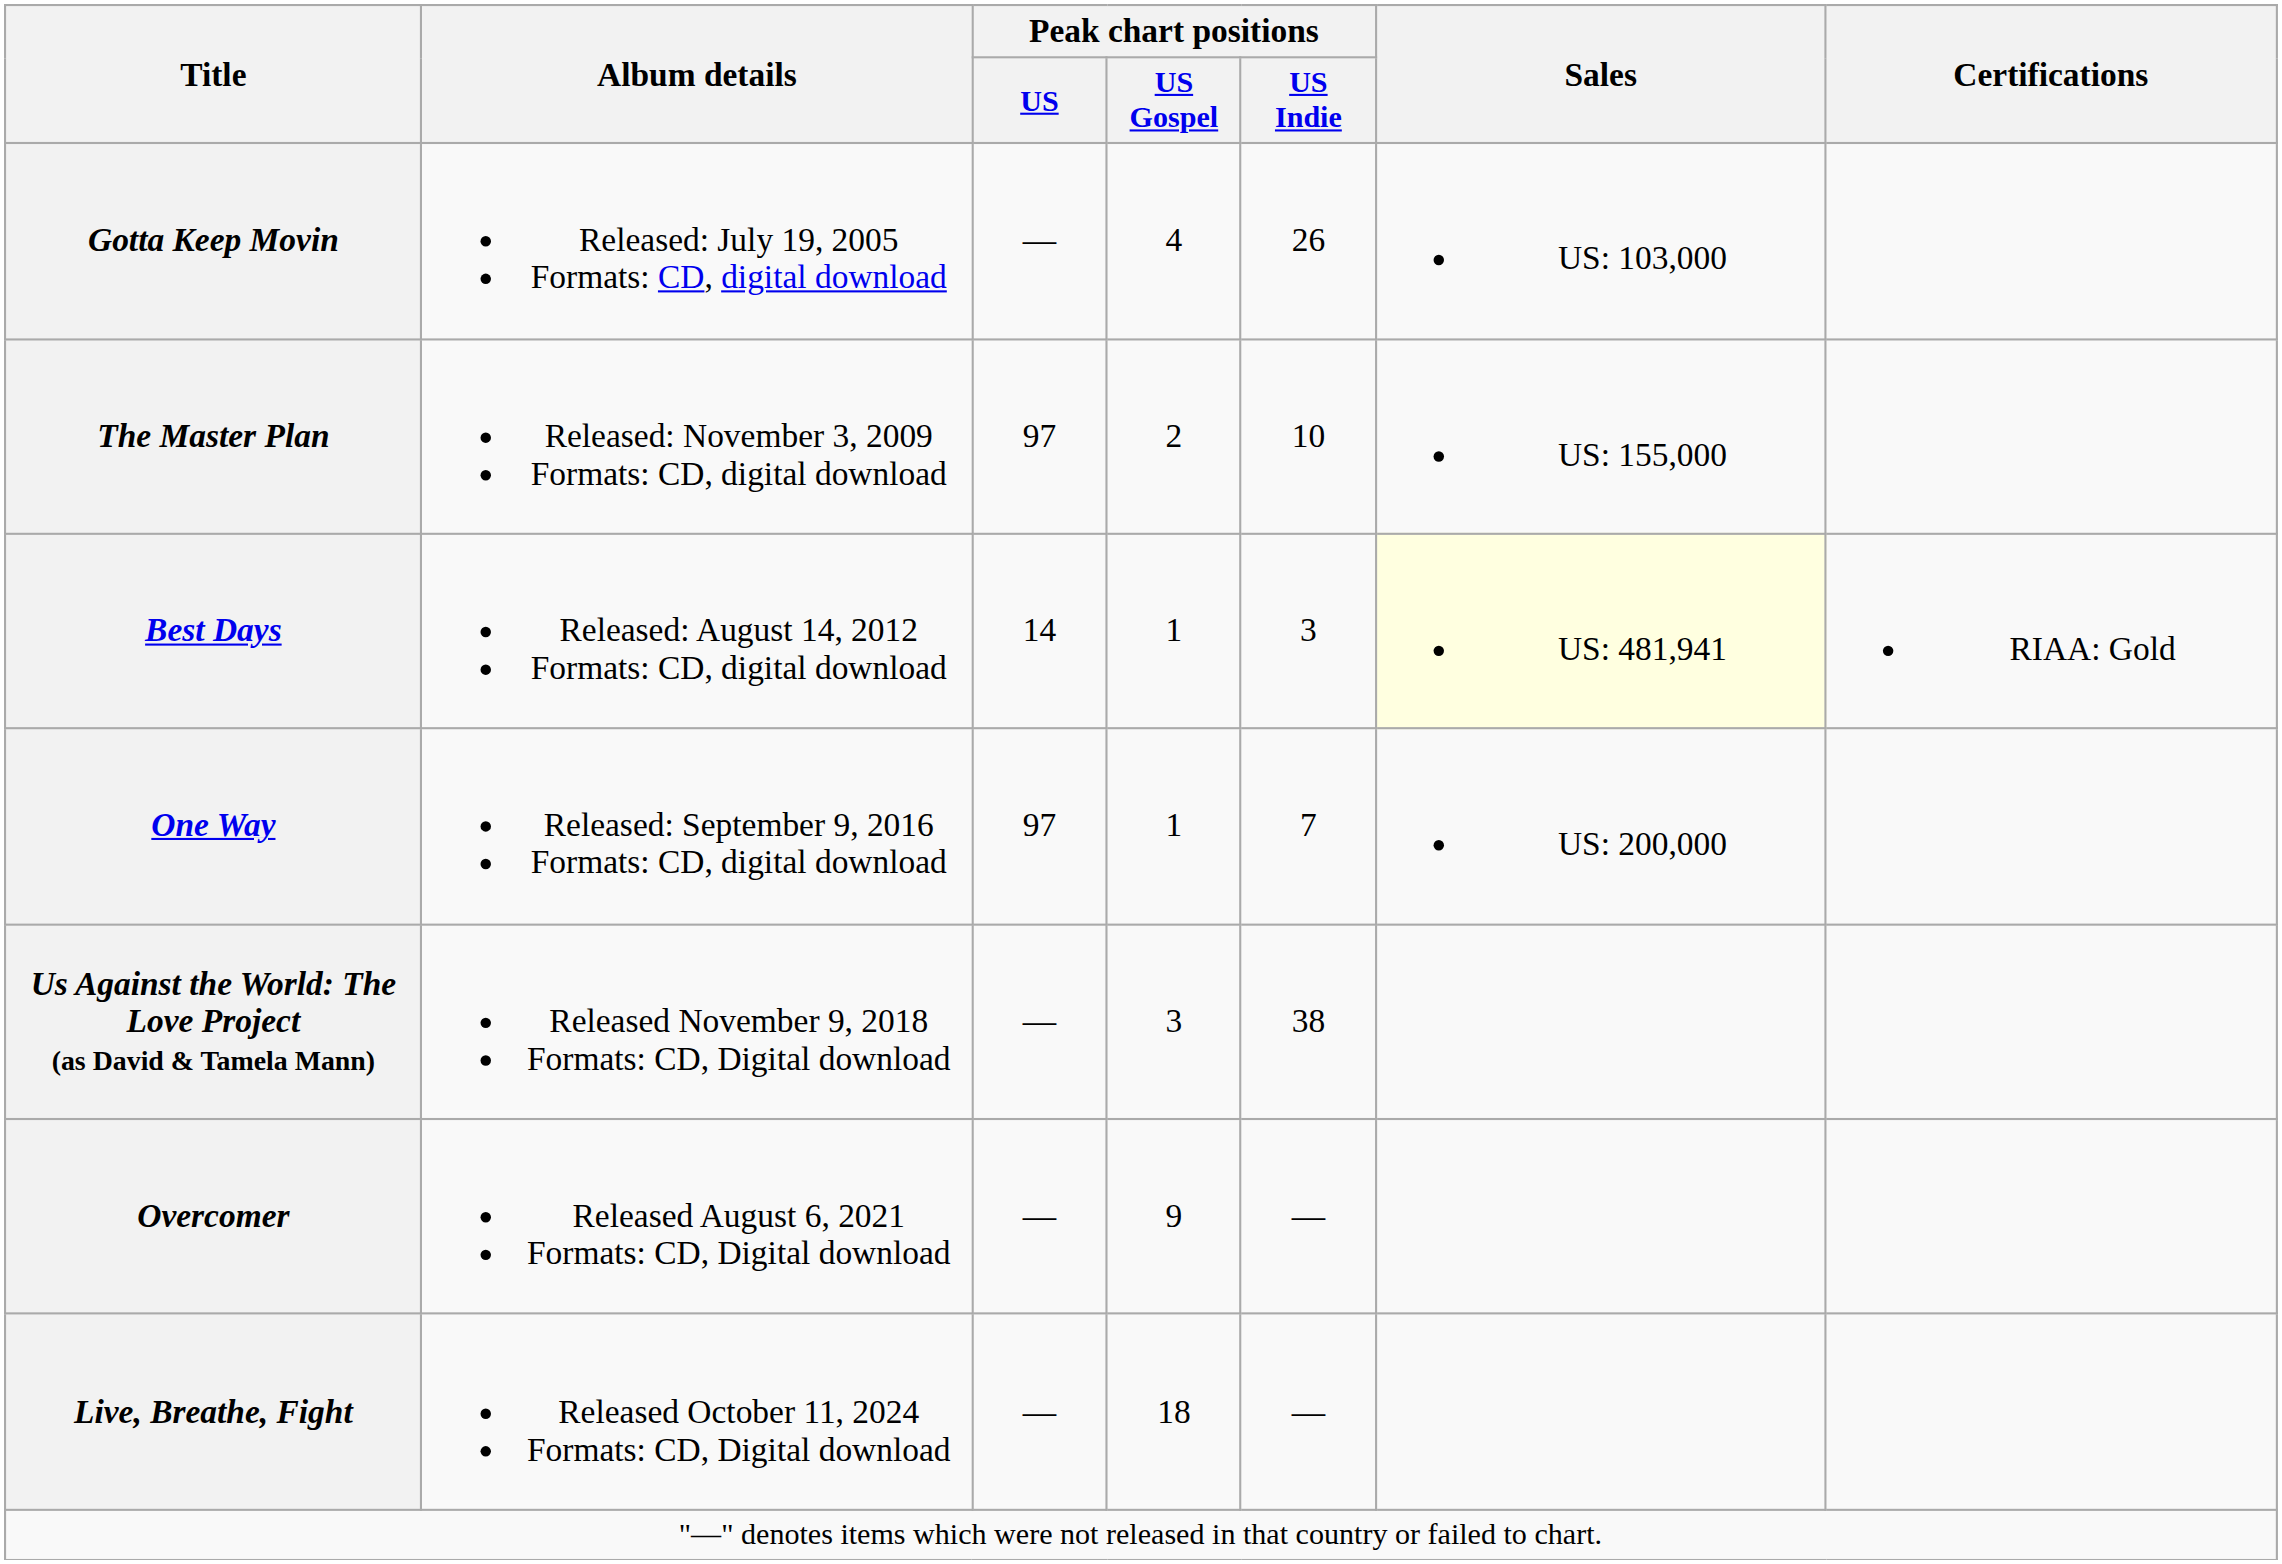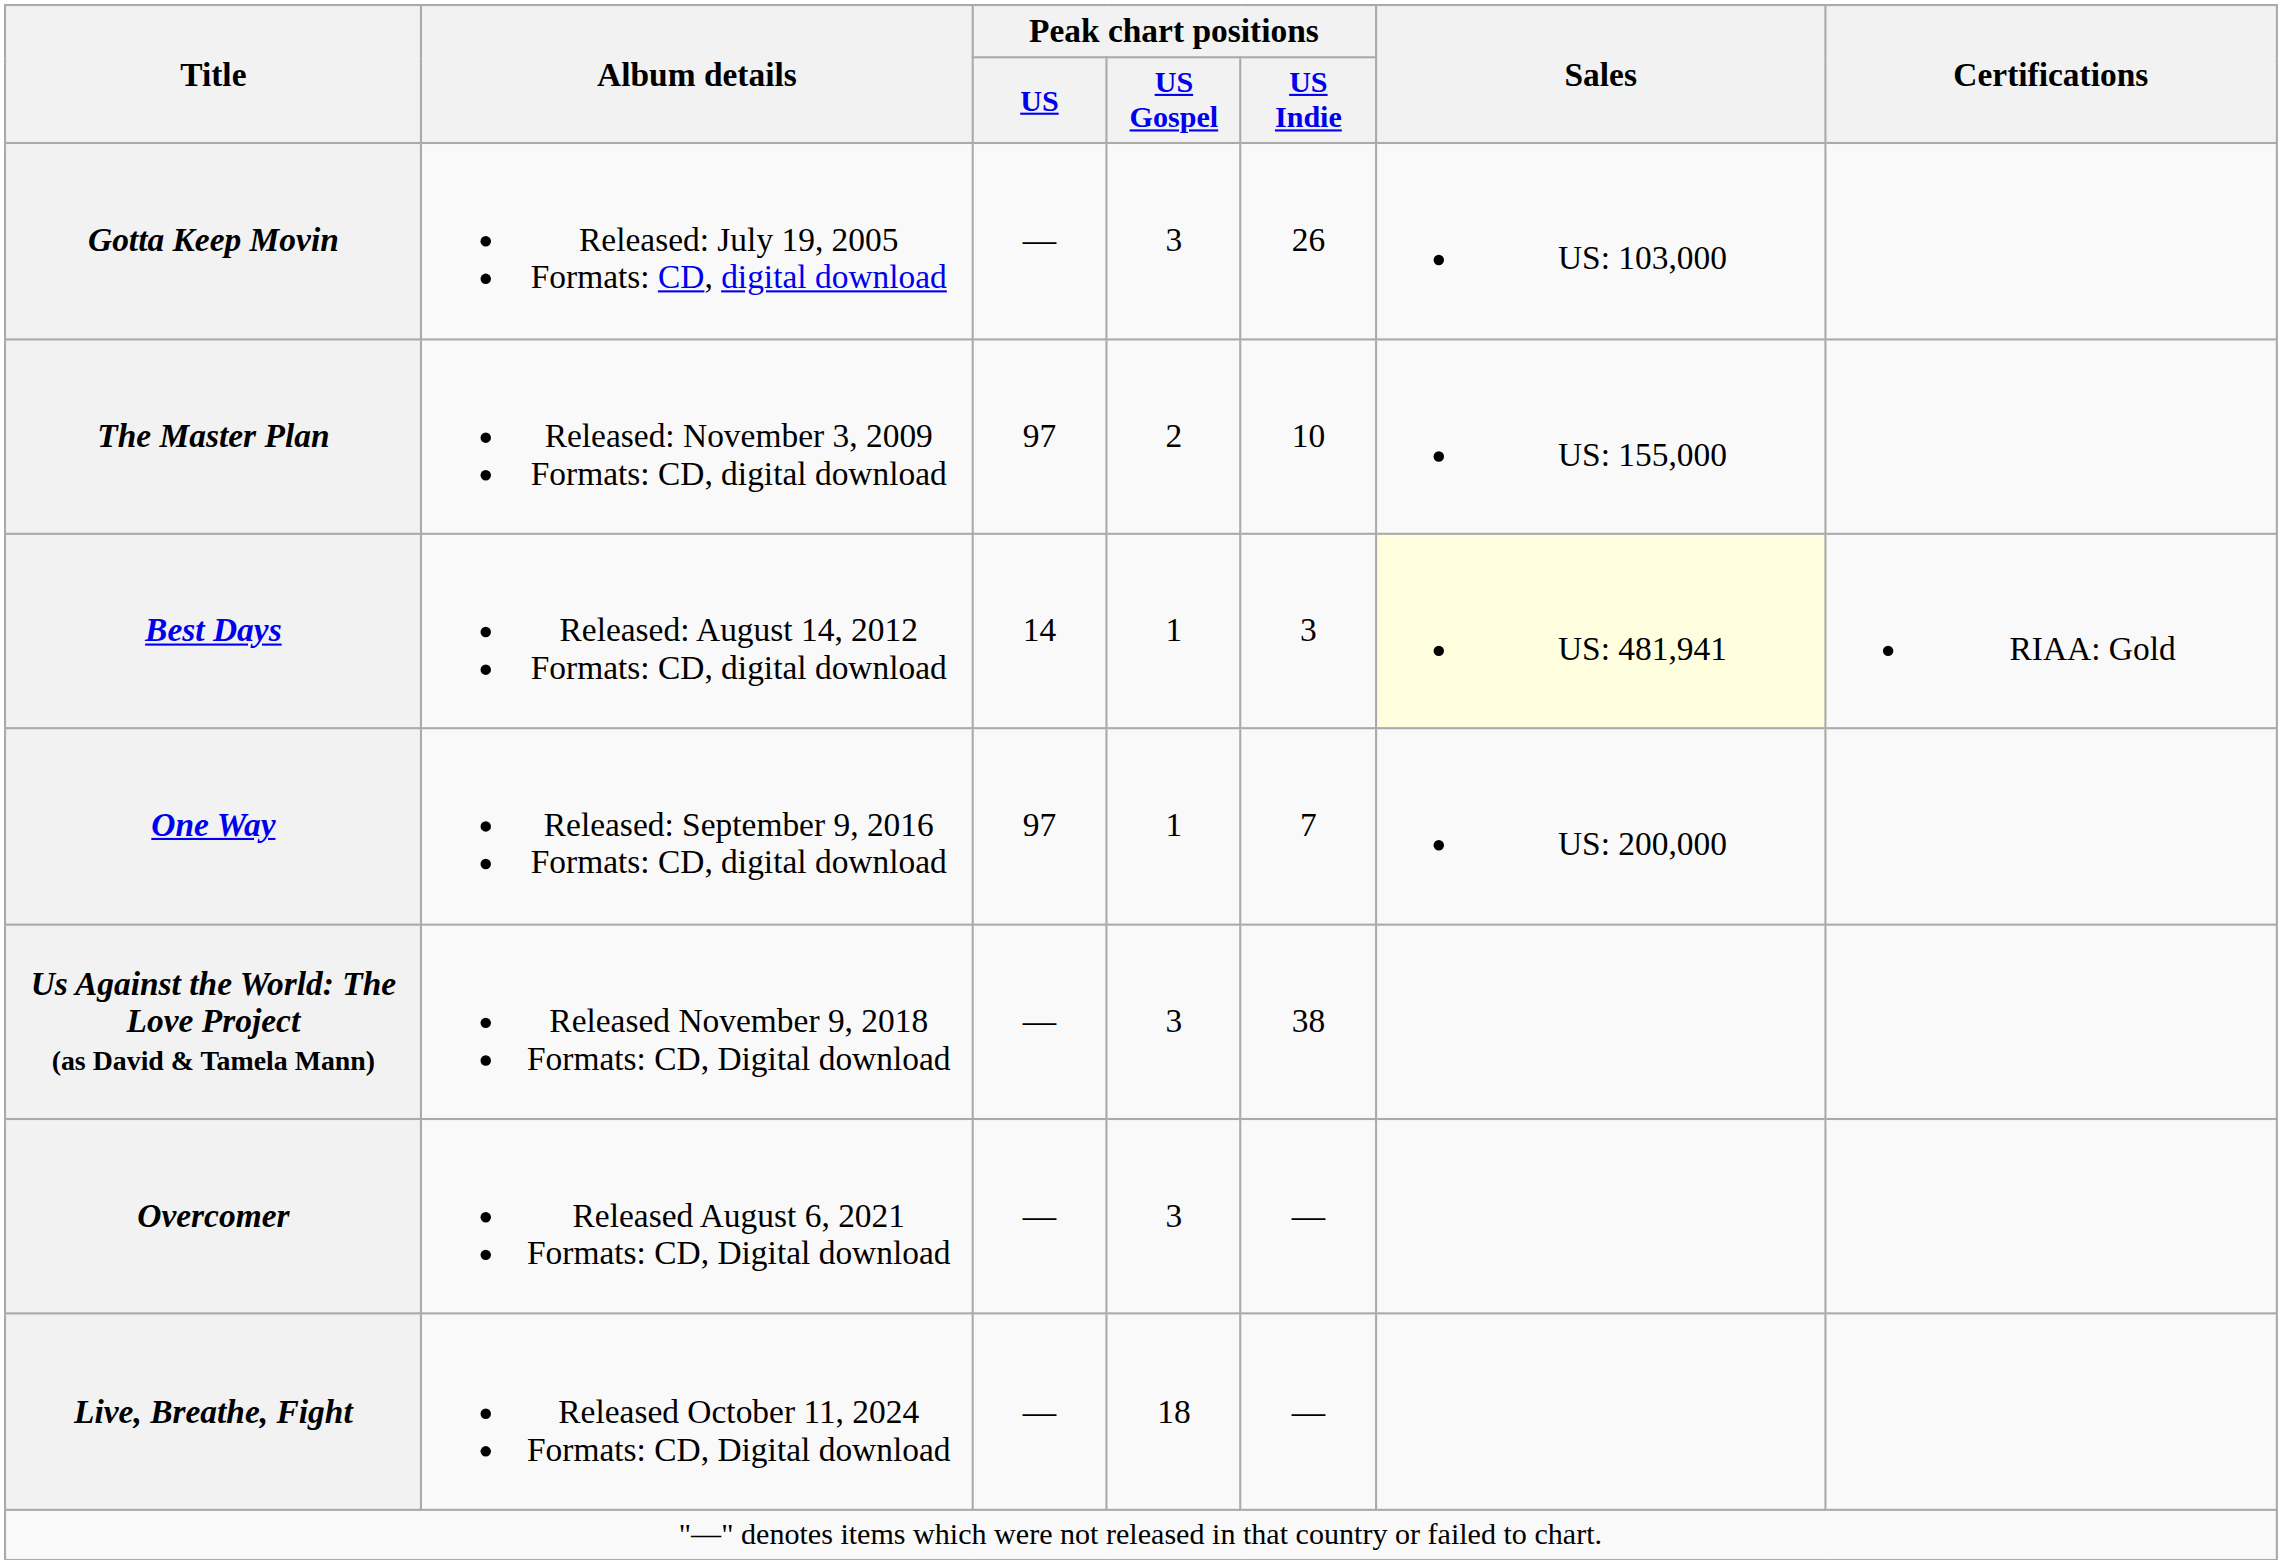(1174, 240) 4 -> (1174, 240) 3
(1174, 1216) 9 -> (1174, 1216) 3
